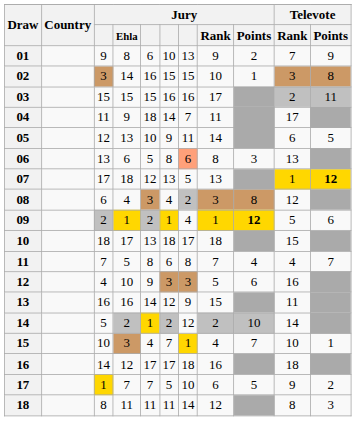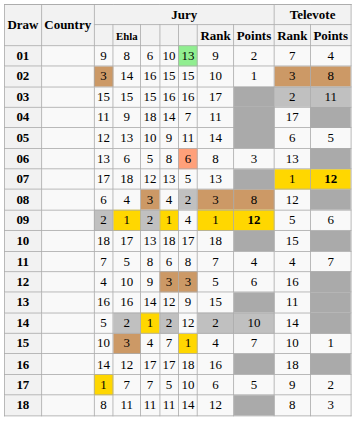(188, 55) no background -> (188, 55) lightgreen background
(331, 55) 9 -> (331, 55) 4
